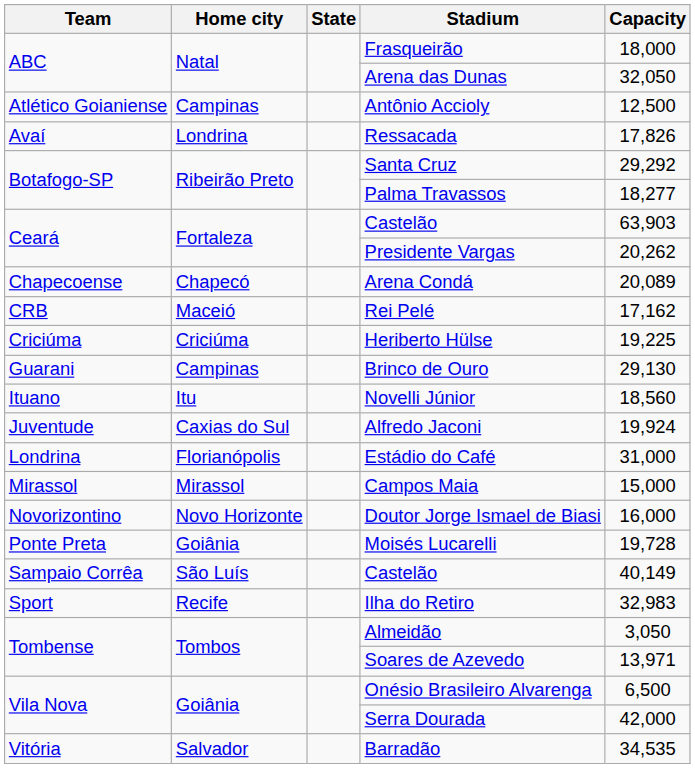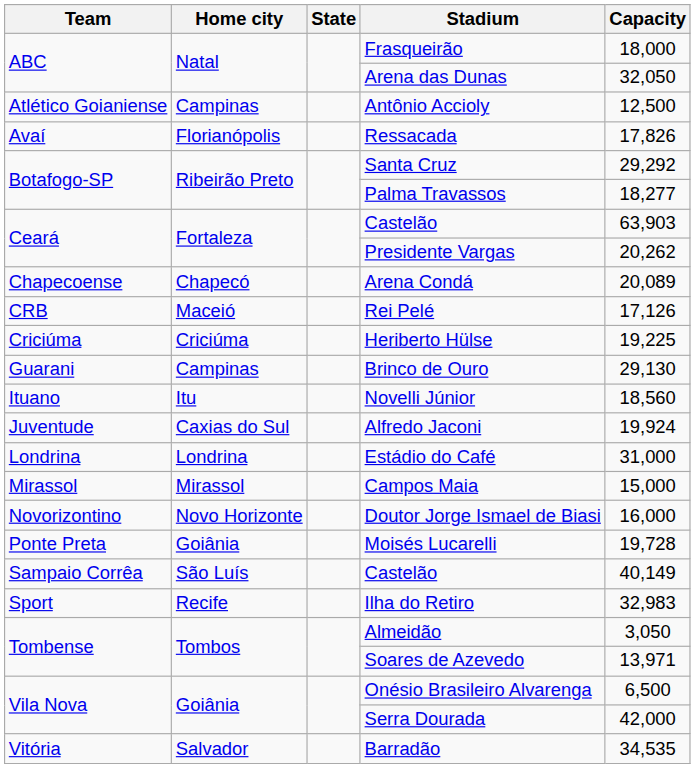(212, 135) Londrina -> (228, 135) Florianópolis
(648, 310) 17,162 -> (648, 310) 17,126
(228, 456) Florianópolis -> (212, 456) Londrina
